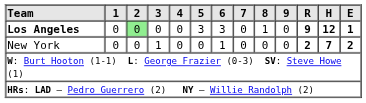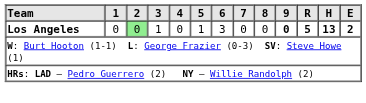(158, 29) 0 -> (158, 29) 1
(201, 29) 3 -> (201, 29) 1
(265, 29) 1 -> (265, 29) 0
(286, 29) normal -> (286, 29) bold
(308, 29) 9 -> (308, 29) 5
(329, 29) 12 -> (329, 29) 13
(350, 29) 1 -> (350, 29) 2
- row: (34, 45)
